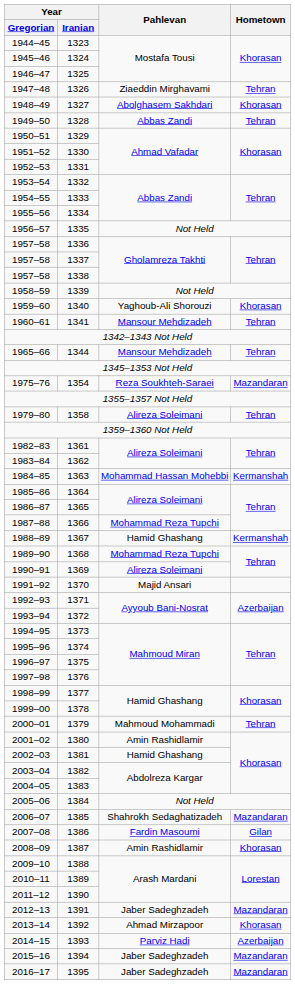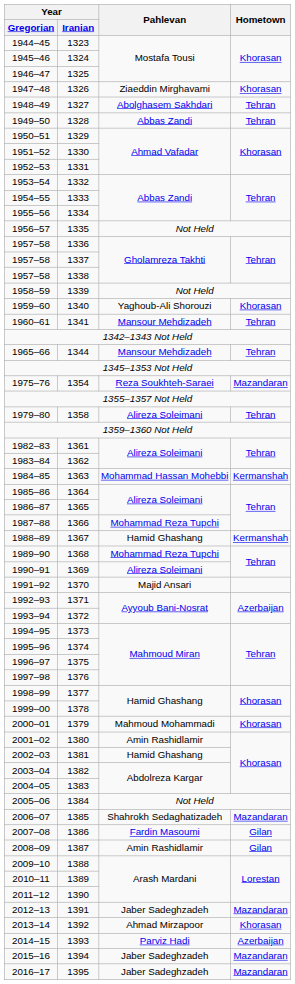(261, 89) Tehran -> (261, 89) Khorasan
(261, 105) Khorasan -> (261, 105) Tehran
(261, 724) Tehran -> (261, 724) Khorasan
(261, 848) Khorasan -> (261, 848) Gilan
